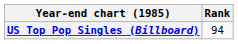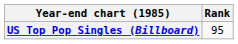(217, 30) 94 -> (217, 30) 95
